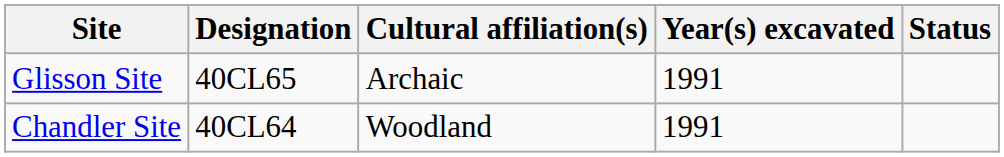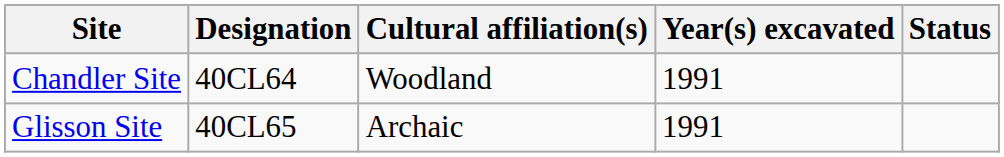rows swapped: (97, 126) <-> (87, 77)
